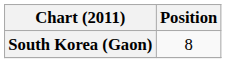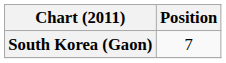(189, 44) 8 -> (189, 44) 7
